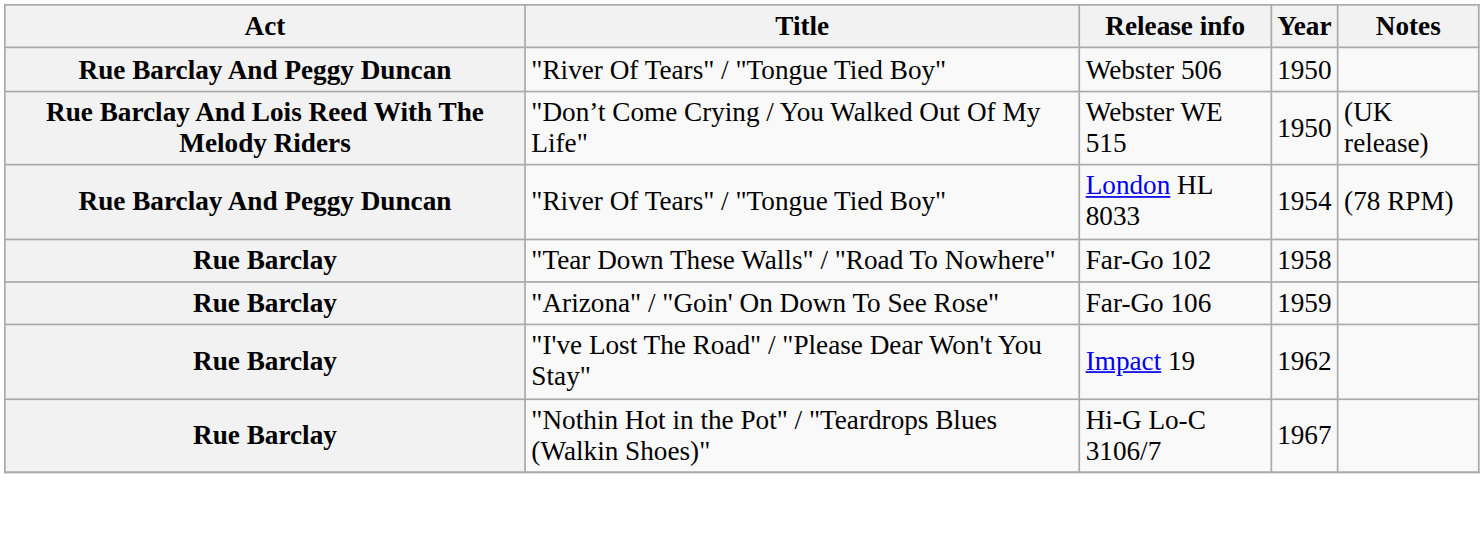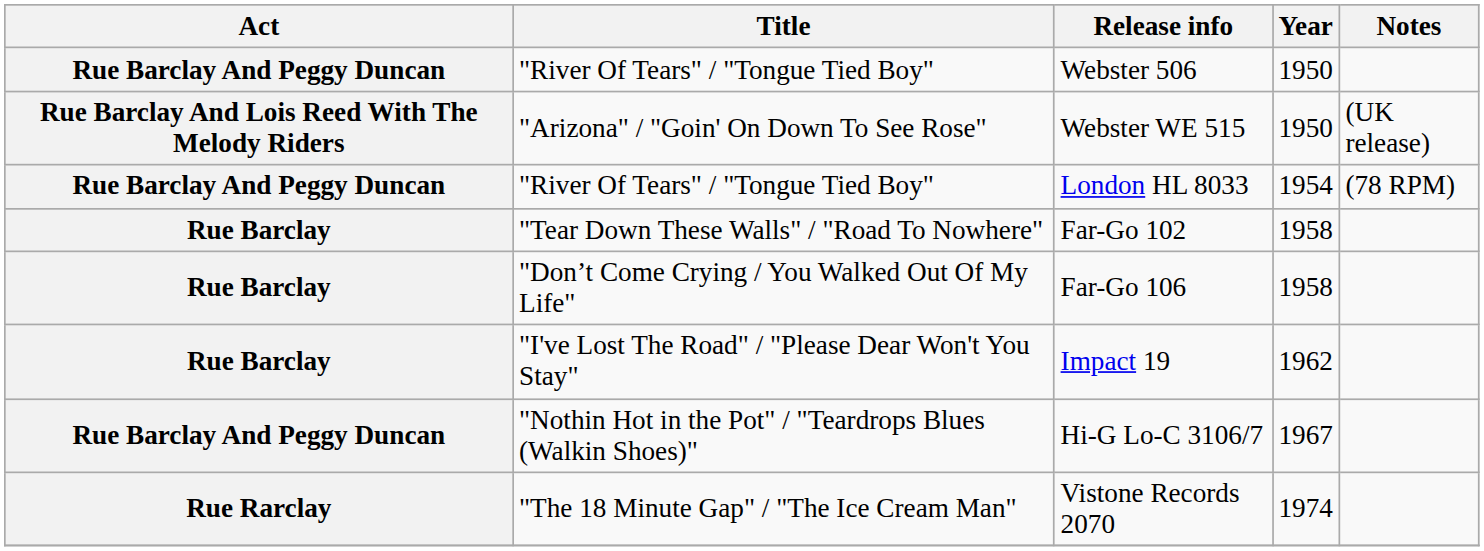(786, 127) "Don’t Come Crying / You Walked Out Of My Life" -> (753, 127) "Arizona" / "Goin' On Down To See Rose"
(765, 302) "Arizona" / "Goin' On Down To See Rose" -> (773, 287) "Don’t Come Crying / You Walked Out Of My Life"
(1304, 302) 1959 -> (1306, 287) 1958
(265, 435) Rue Barclay -> (259, 435) Rue Barclay And Peggy Duncan
+ row: (1150, 508)
